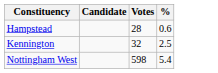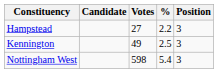+ column: (194, 12)
(136, 28) 28 -> (136, 28) 27
(165, 28) 0.6 -> (165, 28) 2.2
(136, 44) 32 -> (136, 44) 49
